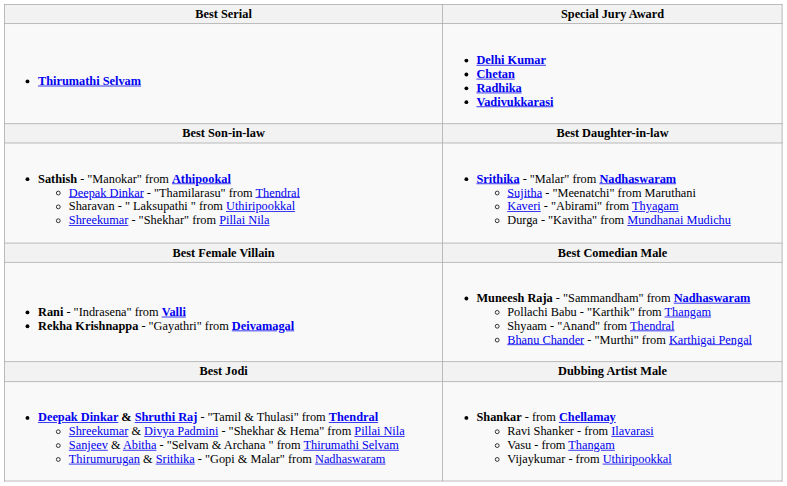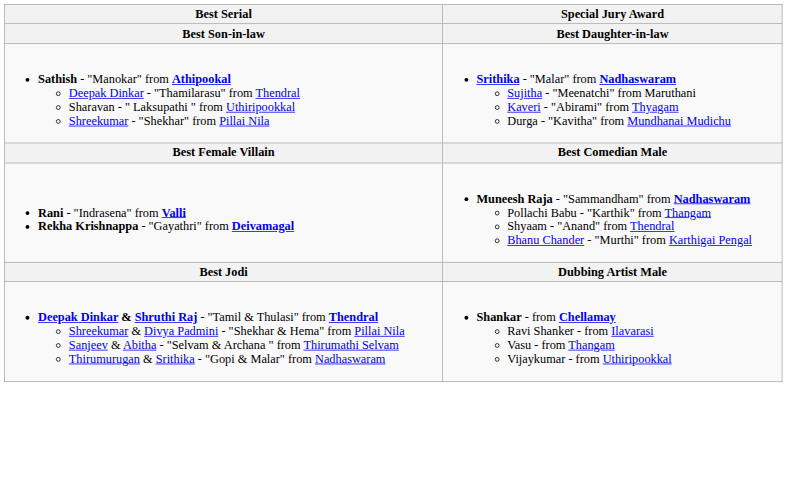- row: (224, 81)
